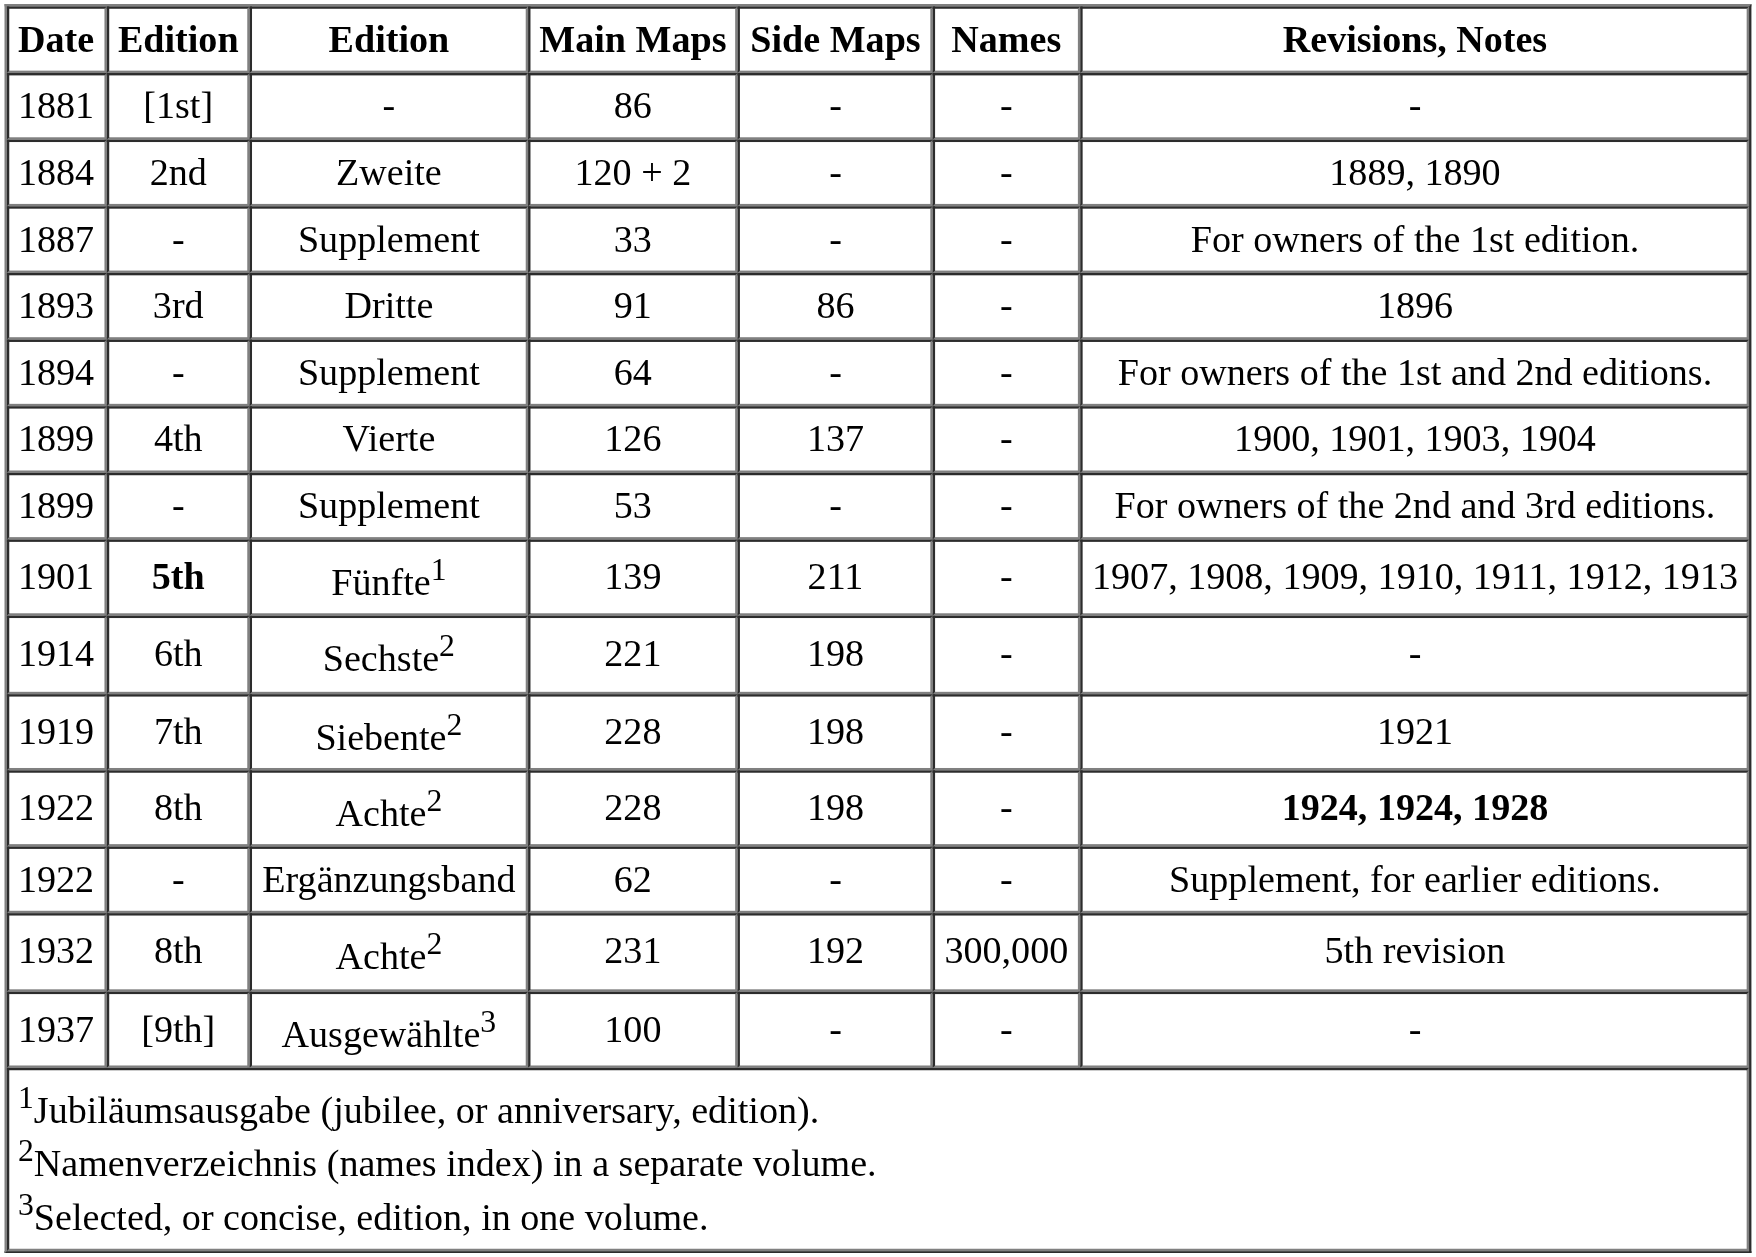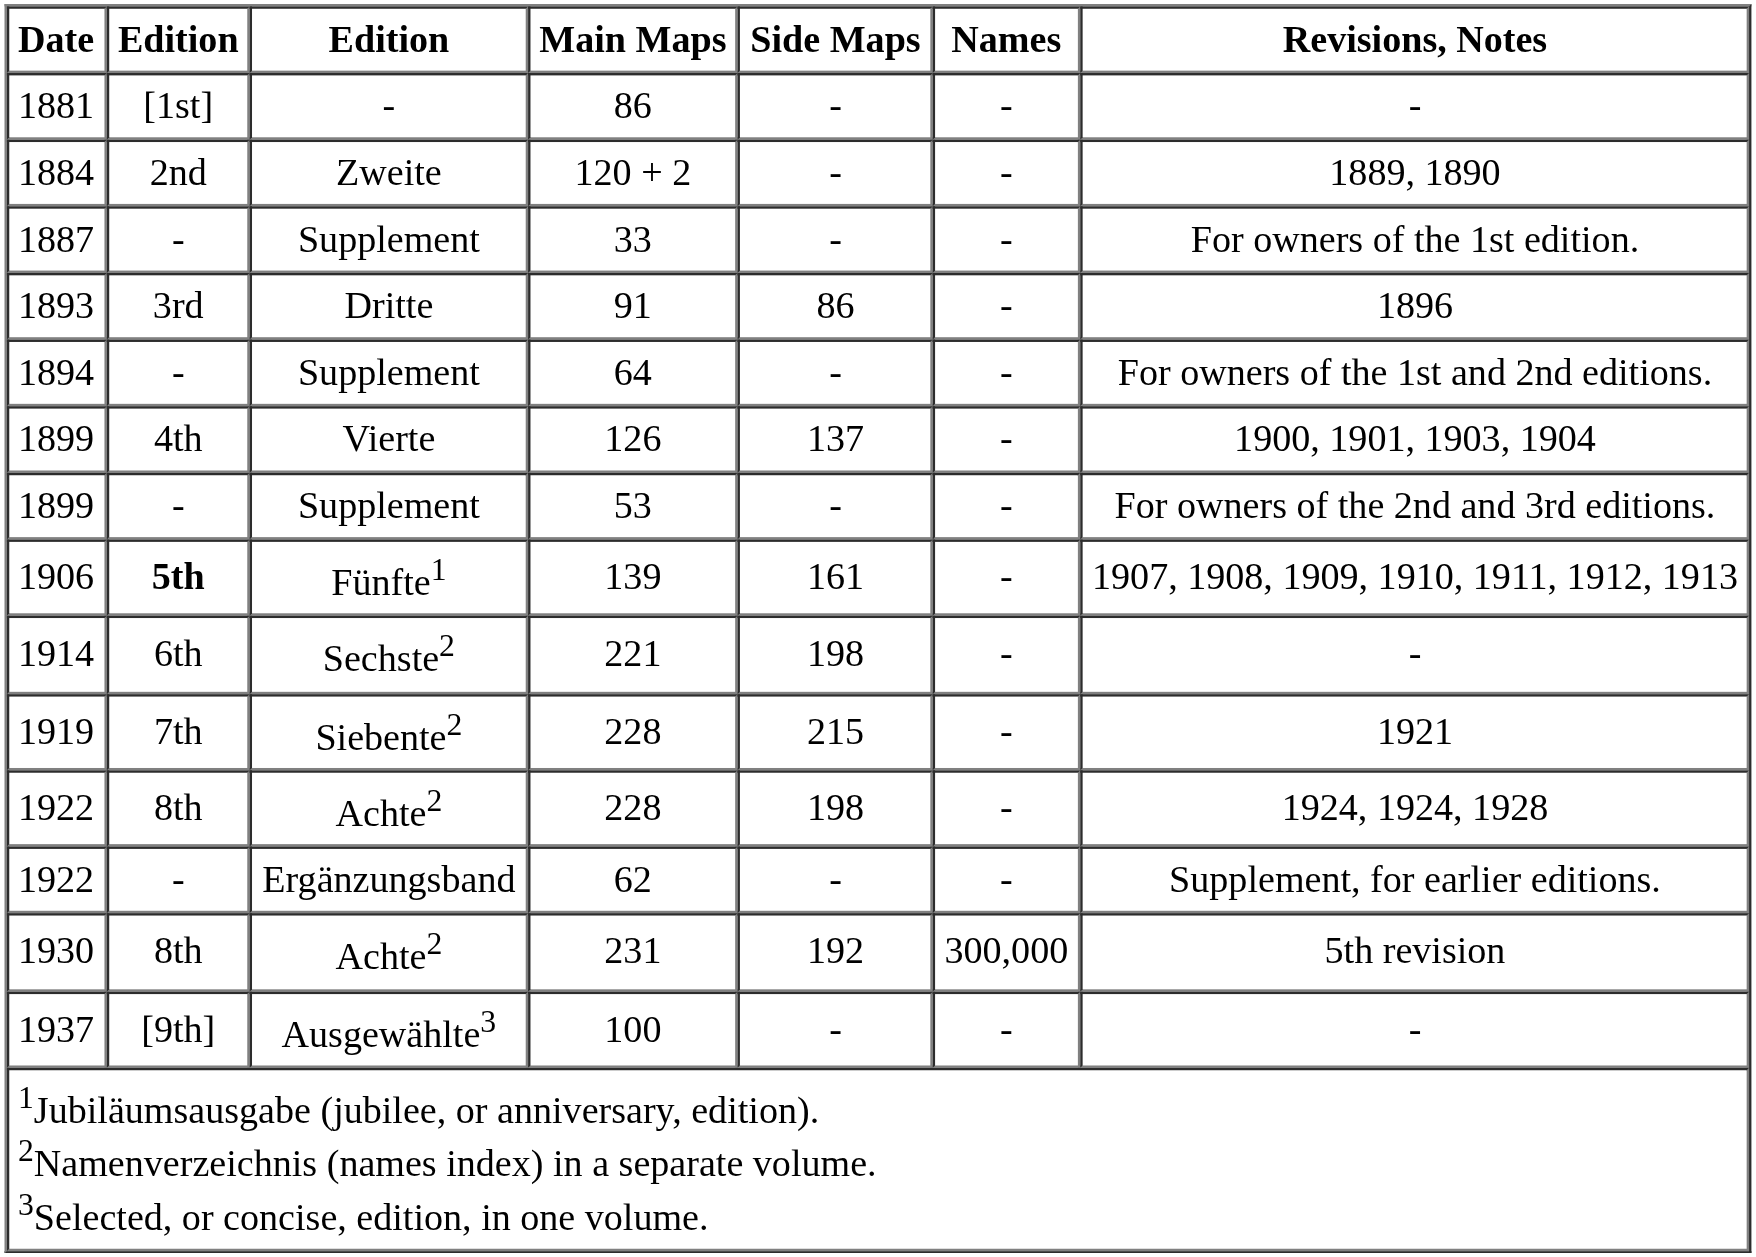(56, 577) 1901 -> (56, 577) 1906
(835, 577) 211 -> (835, 577) 161
(835, 731) 198 -> (835, 731) 215
(1415, 808) bold -> (1415, 808) normal
(56, 951) 1932 -> (56, 951) 1930
